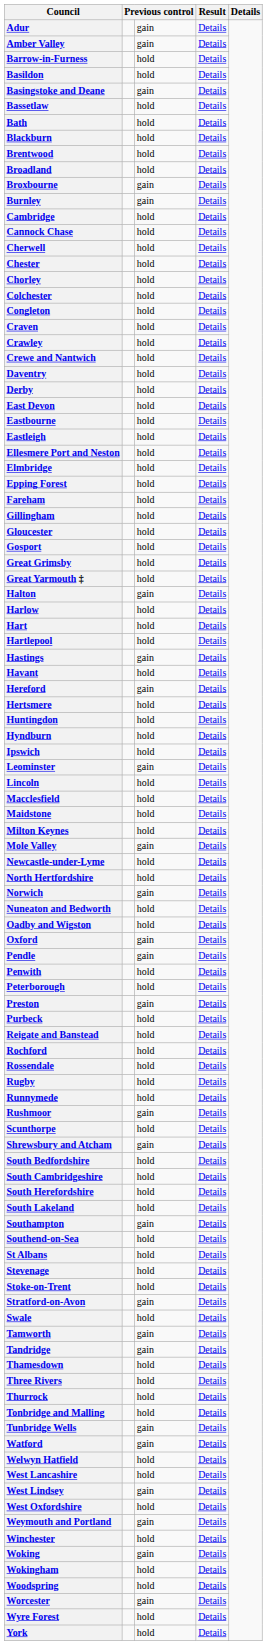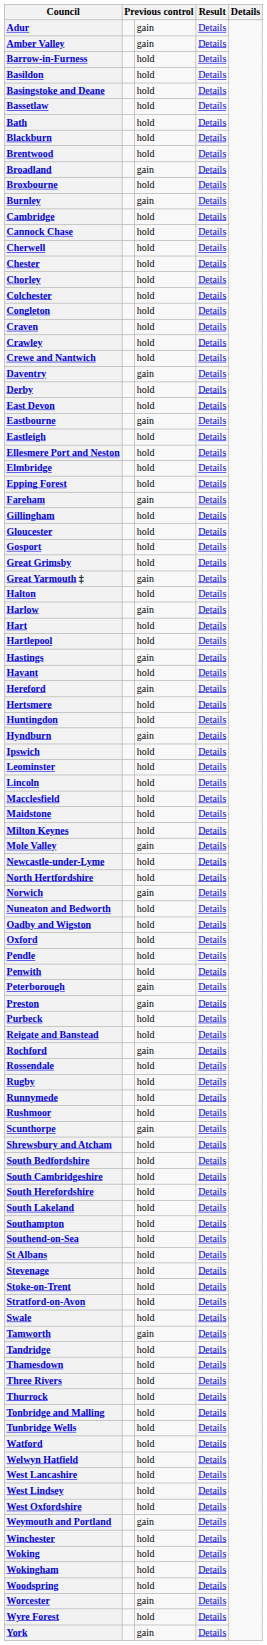(145, 91) gain -> (146, 91) hold
(146, 169) hold -> (145, 169) gain
(145, 185) gain -> (146, 185) hold
(146, 374) hold -> (145, 374) gain
(146, 421) hold -> (145, 421) gain
(146, 500) hold -> (145, 500) gain
(146, 578) hold -> (145, 578) gain
(145, 594) gain -> (146, 594) hold
(146, 610) hold -> (145, 610) gain
(146, 736) hold -> (145, 736) gain
(145, 767) gain -> (146, 767) hold
(145, 940) gain -> (146, 940) hold
(145, 956) gain -> (146, 956) hold
(146, 987) hold -> (145, 987) gain
(146, 1050) hold -> (145, 1050) gain
(145, 1113) gain -> (146, 1113) hold
(146, 1129) hold -> (145, 1129) gain
(145, 1145) gain -> (146, 1145) hold
(145, 1223) gain -> (146, 1223) hold
(145, 1302) gain -> (146, 1302) hold
(145, 1349) gain -> (146, 1349) hold
(145, 1428) gain -> (146, 1428) hold
(145, 1444) gain -> (146, 1444) hold
(145, 1491) gain -> (146, 1491) hold
(145, 1554) gain -> (146, 1554) hold
(146, 1632) hold -> (145, 1632) gain
